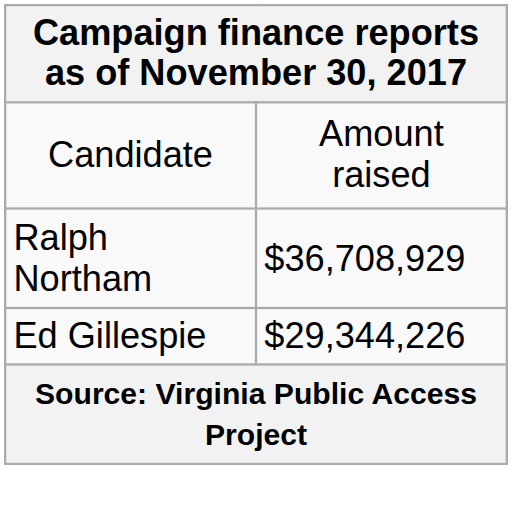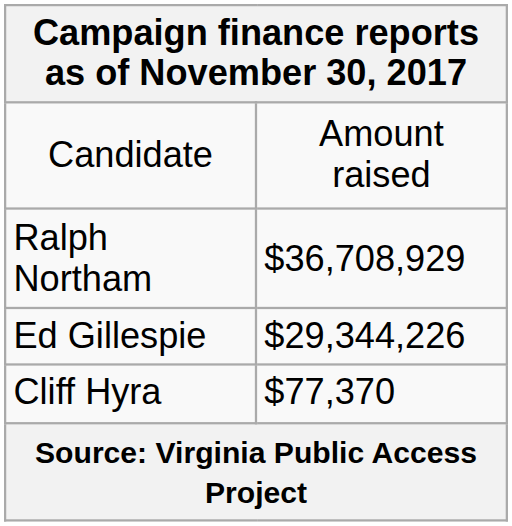+ row: (87, 392)
